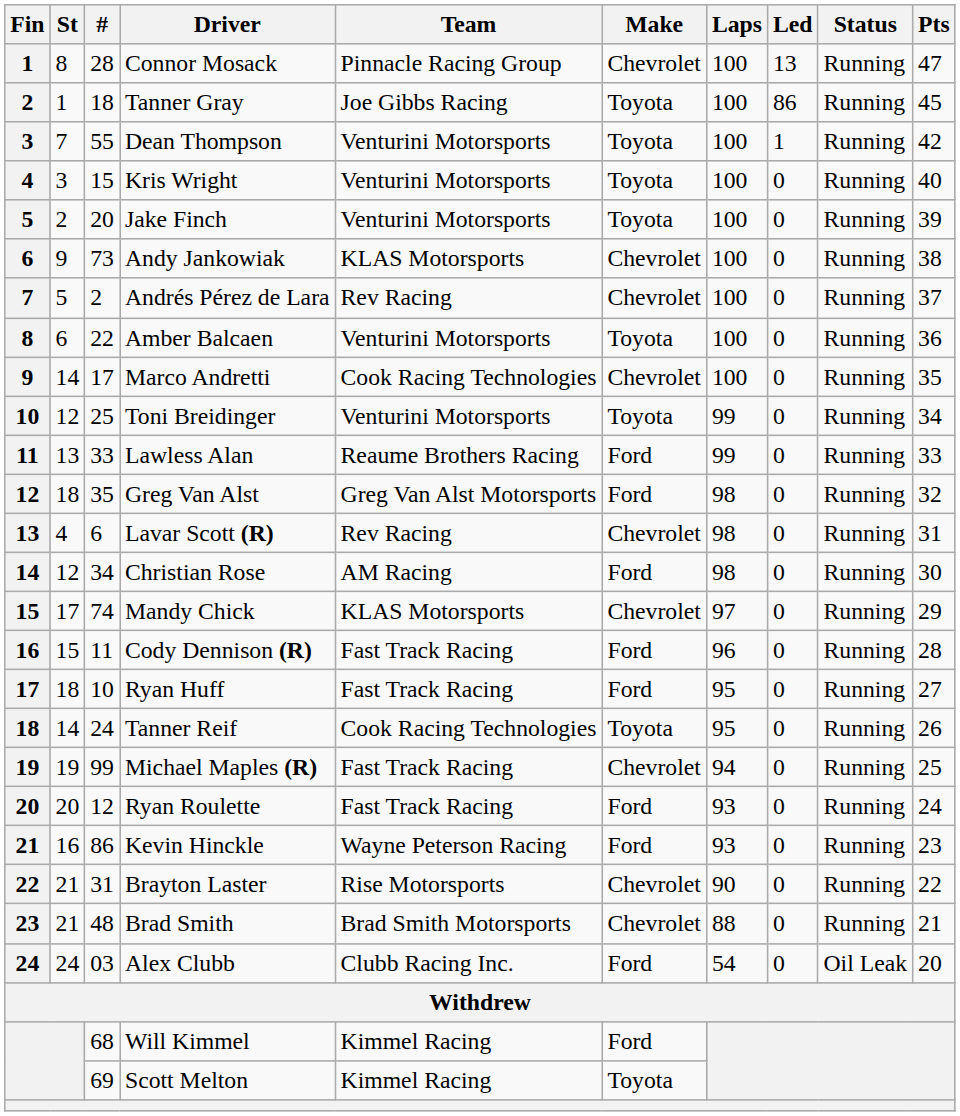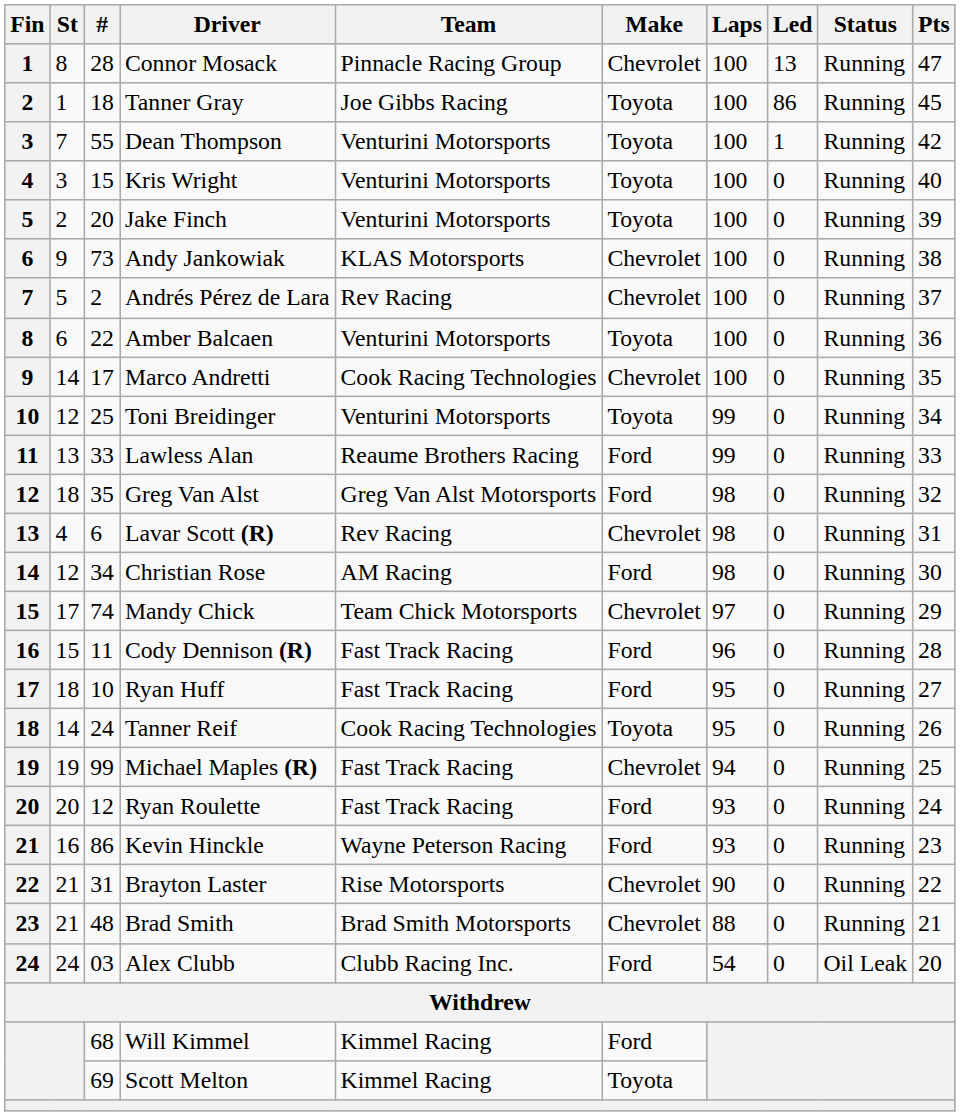(432, 610) KLAS Motorsports -> (459, 610) Team Chick Motorsports
